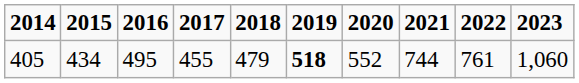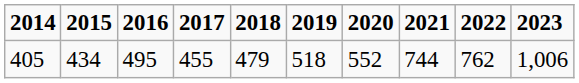(309, 58) bold -> (309, 58) normal
(478, 58) 761 -> (478, 58) 762
(542, 58) 1,060 -> (542, 58) 1,006
